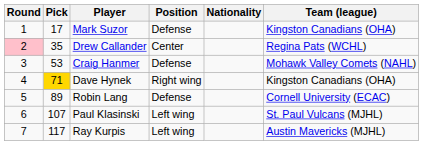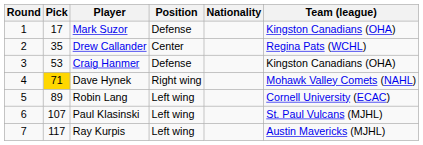(24, 47) pink background -> (24, 47) no background
(341, 64) Mohawk Valley Comets (NAHL) -> (331, 64) Kingston Canadians (OHA)
(331, 81) Kingston Canadians (OHA) -> (341, 81) Mohawk Valley Comets (NAHL)
(171, 98) Defense -> (173, 98) Left wing
